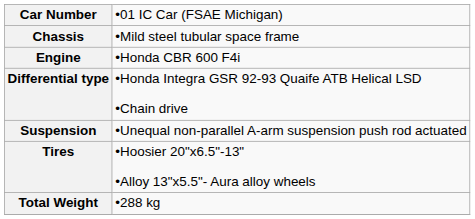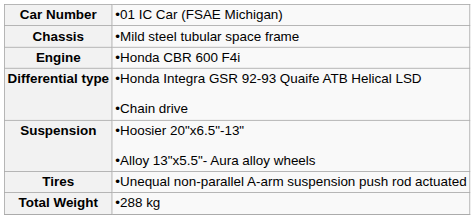(291, 130) •Unequal non-parallel A-arm suspension push rod actuated -> (215, 145) •Hoosier 20"x6.5"-13" •Alloy 13"x5.5"- Aura alloy wheels
(215, 167) •Hoosier 20"x6.5"-13" •Alloy 13"x5.5"- Aura alloy wheels -> (291, 182) •Unequal non-parallel A-arm suspension push rod actuated
